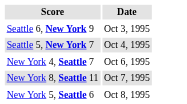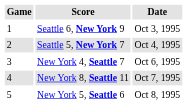+ column: (19, 12)
